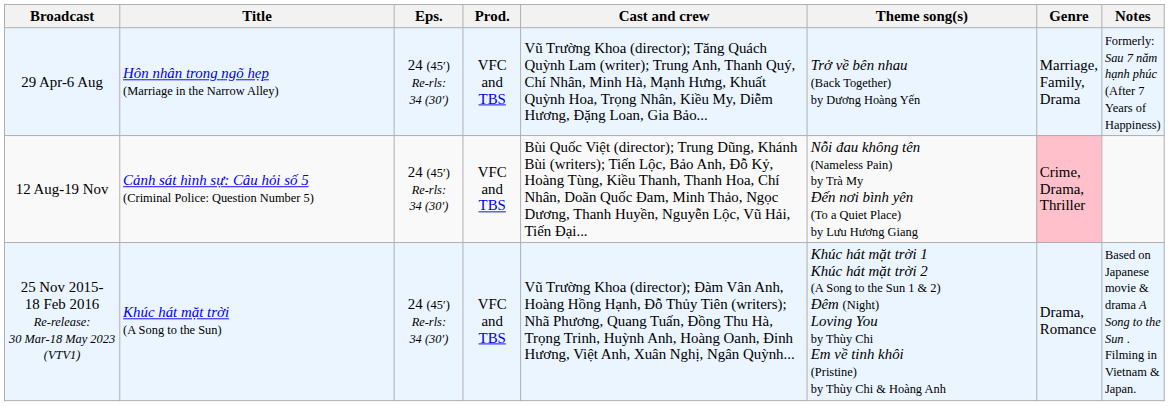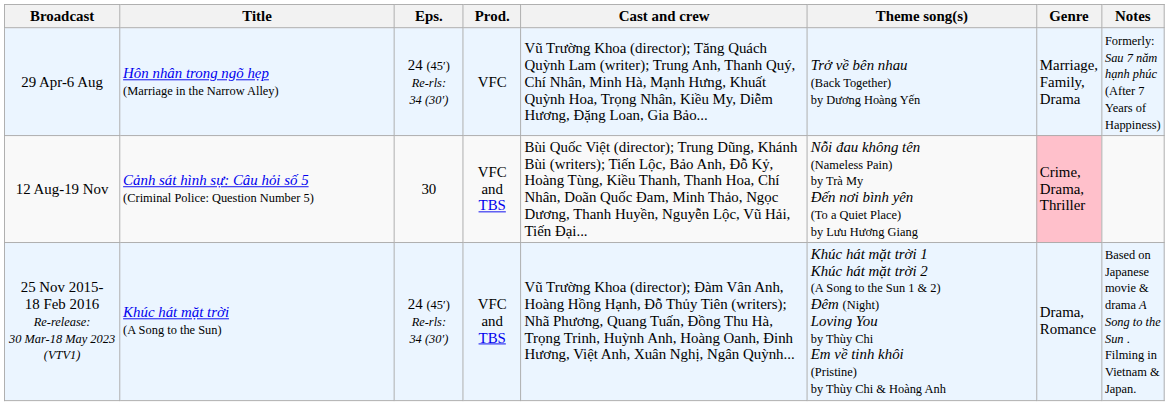(492, 81) VFC and TBS -> (492, 81) VFC
(429, 189) 24 (45′) Re-rls: 34 (30′) -> (429, 189) 30
